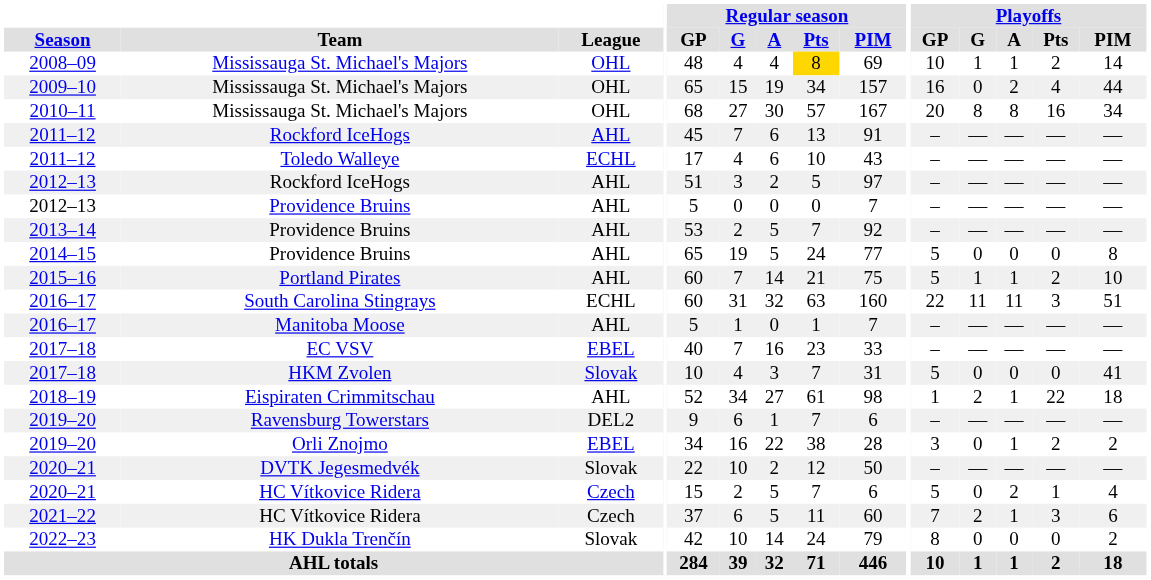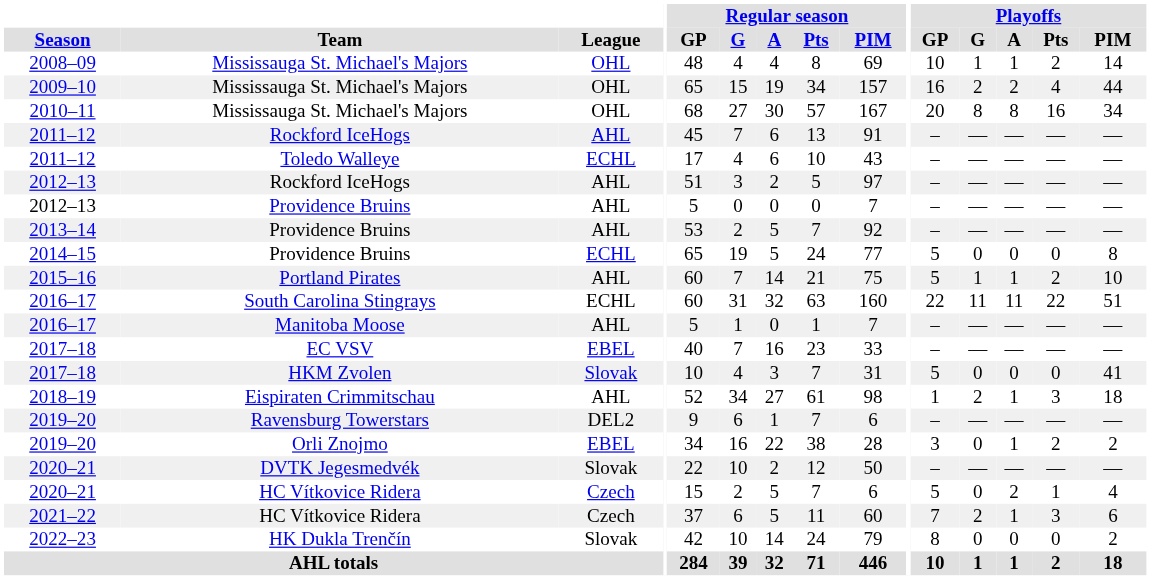(816, 63) gold background -> (816, 63) no background
(978, 87) 0 -> (978, 87) 2
(611, 253) AHL -> (611, 253) ECHL
(1056, 301) 3 -> (1056, 301) 22
(1056, 396) 22 -> (1056, 396) 3
